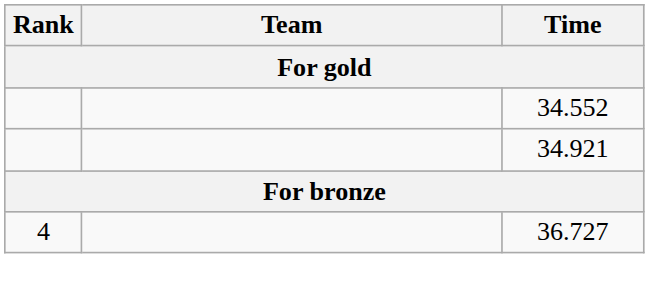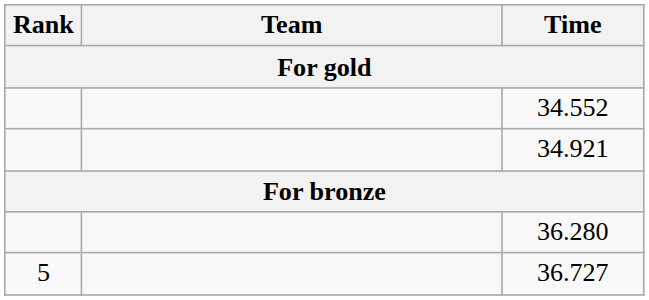+ row: (573, 231)
(43, 231) 4 -> (43, 273) 5
